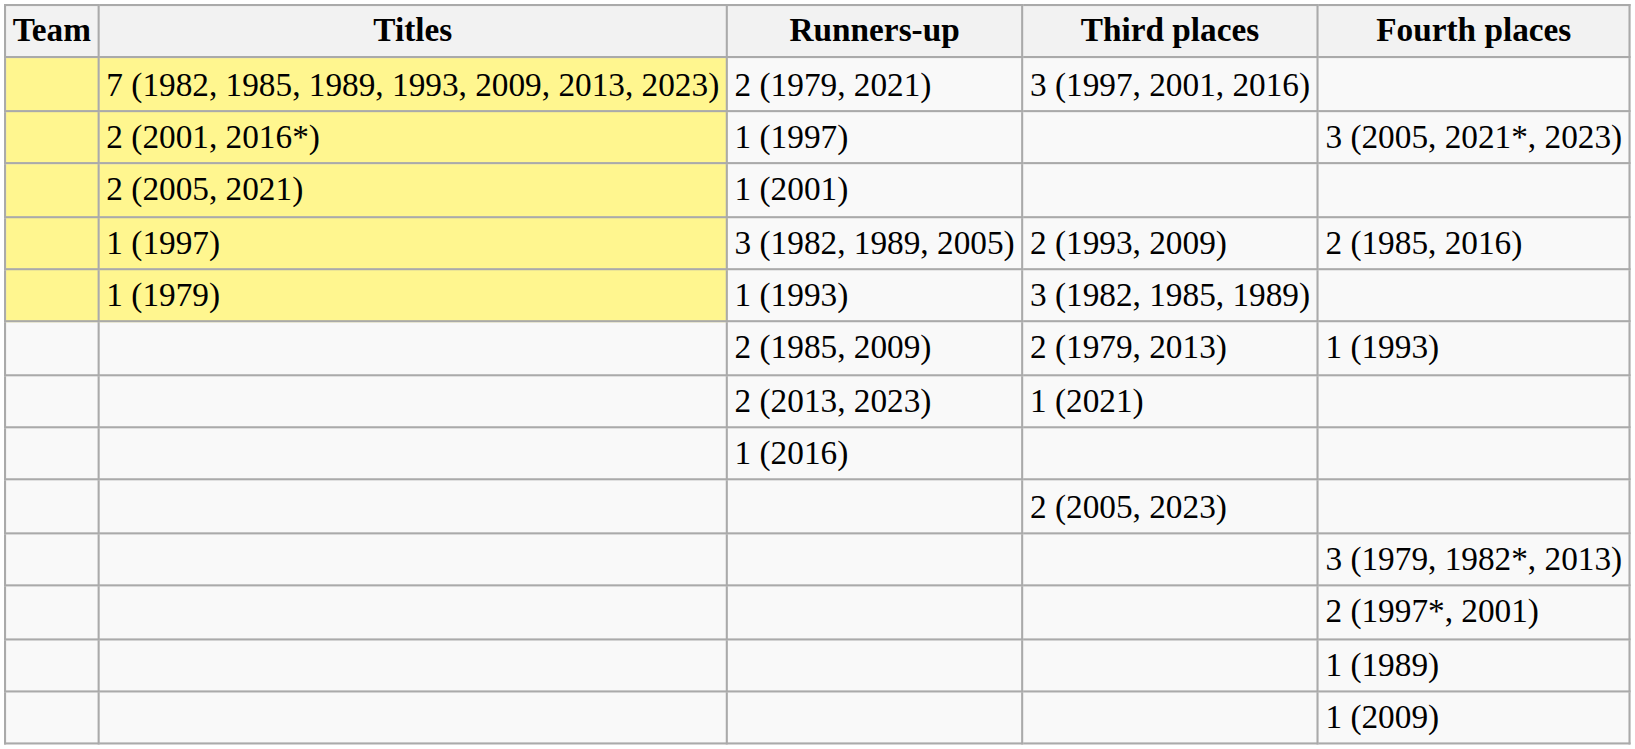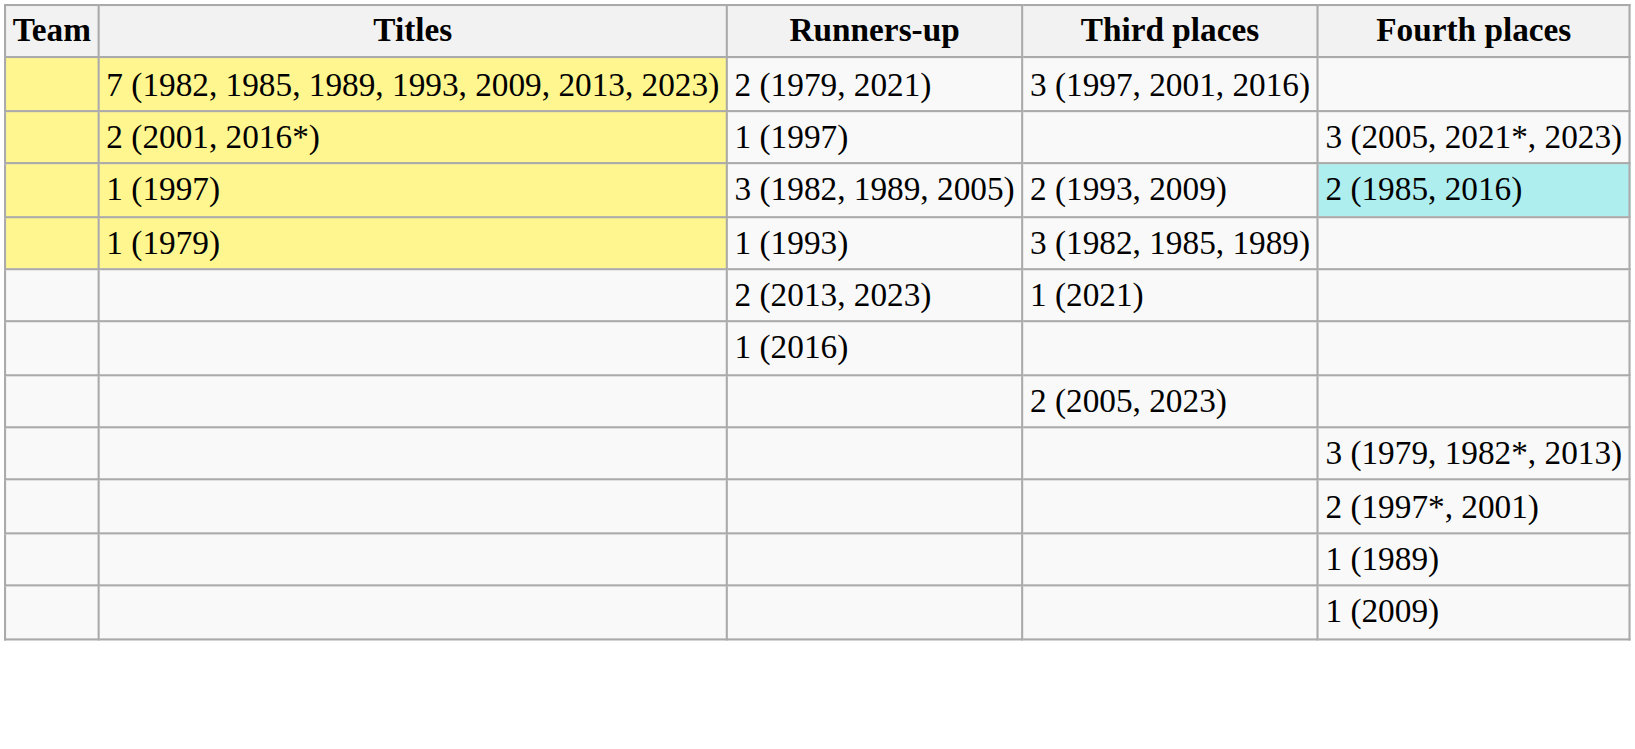- row: (791, 189)
(1424, 242) no background -> (1424, 189) paleturquoise background
- row: (833, 347)
